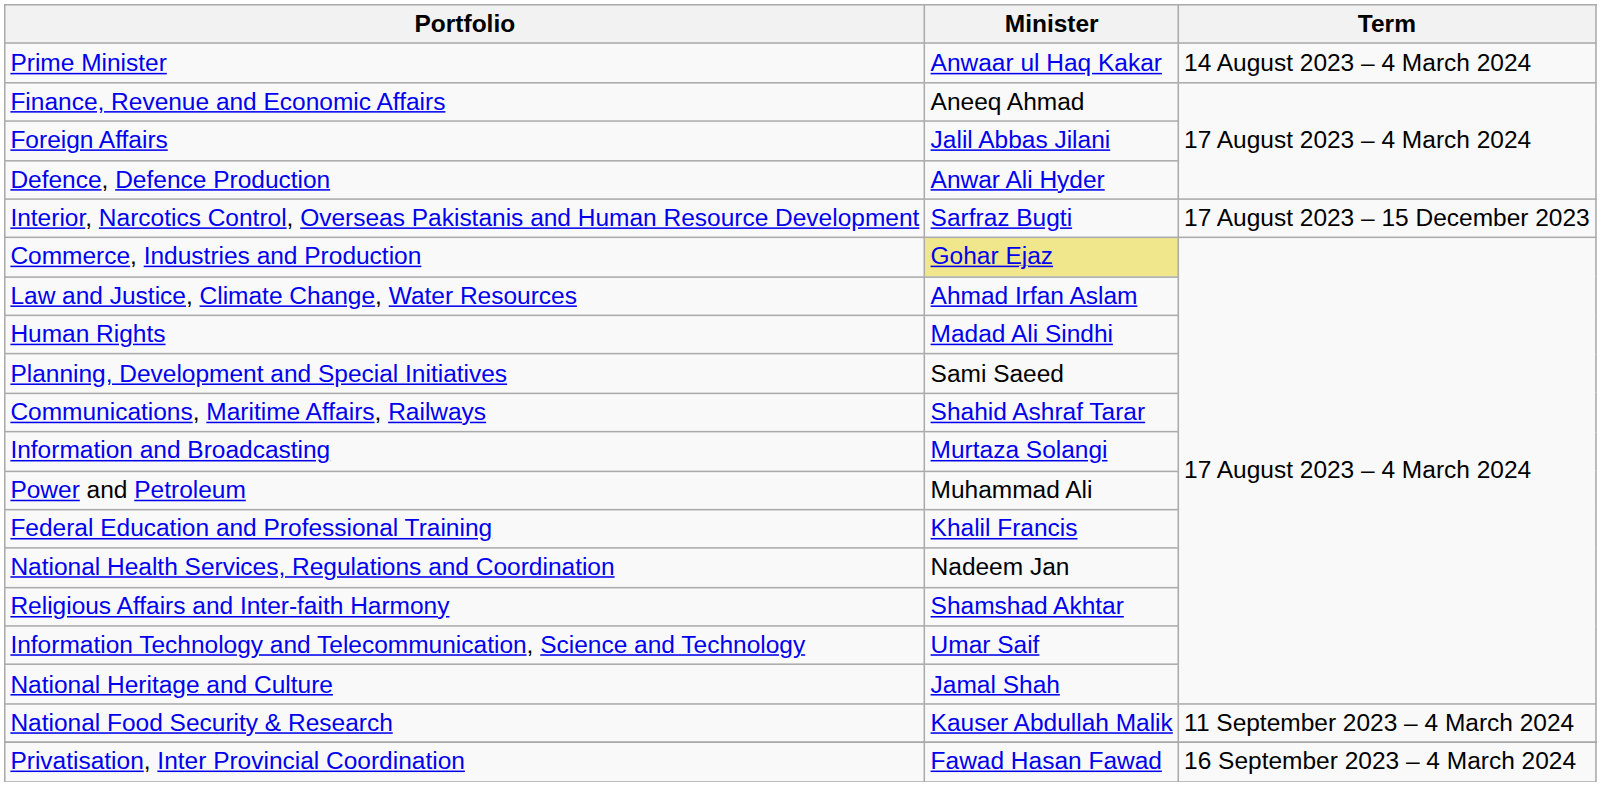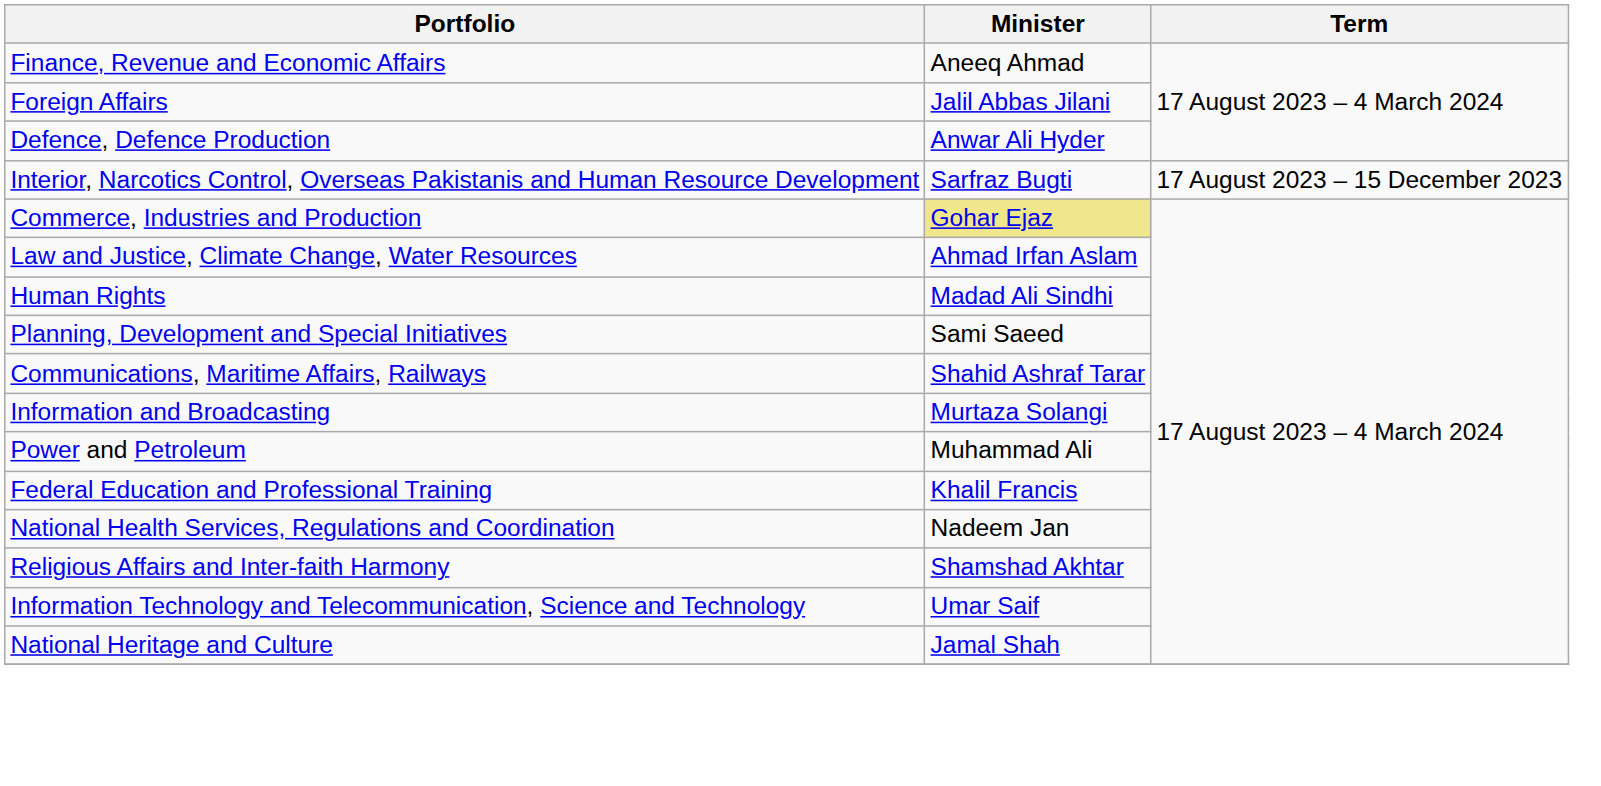- row: (89, 62)
- row: (202, 722)
- row: (238, 761)
